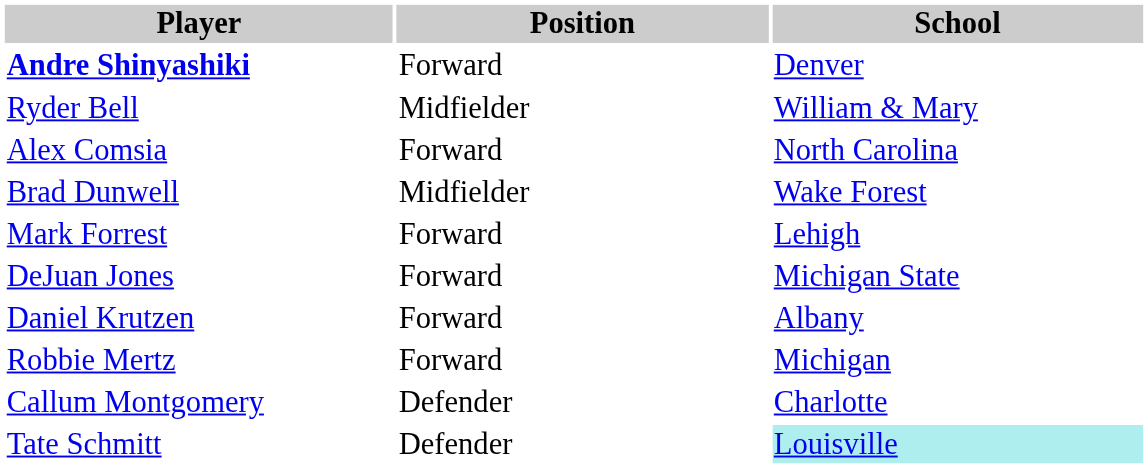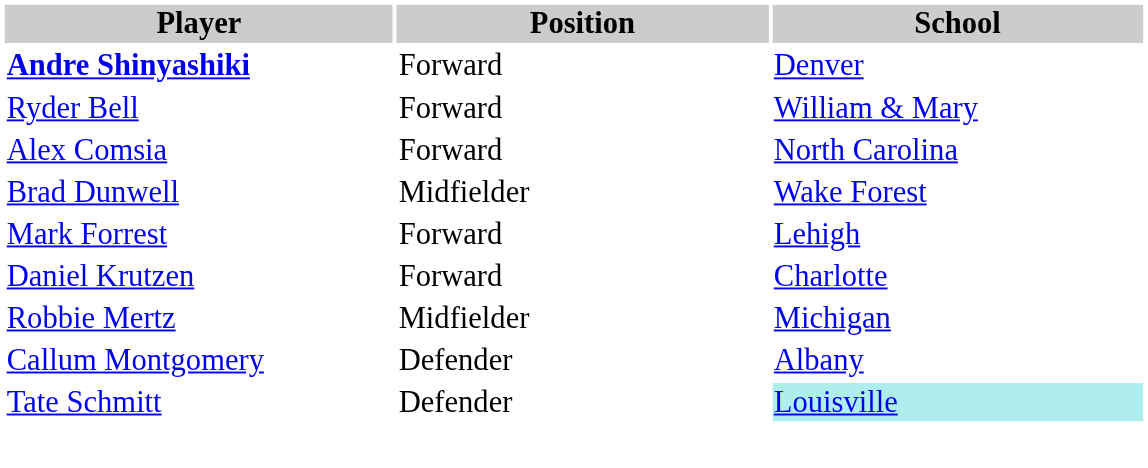(464, 107) Midfielder -> (450, 107) Forward
- row: (90, 275)
(819, 317) Albany -> (831, 275) Charlotte
(450, 359) Forward -> (464, 317) Midfielder
(831, 401) Charlotte -> (819, 359) Albany
